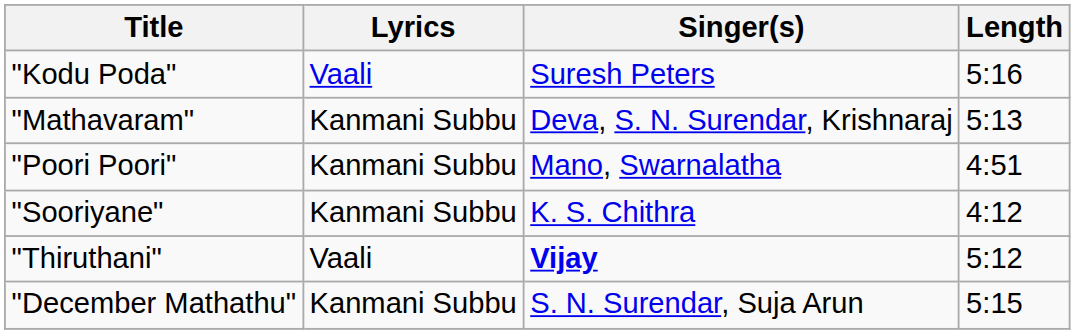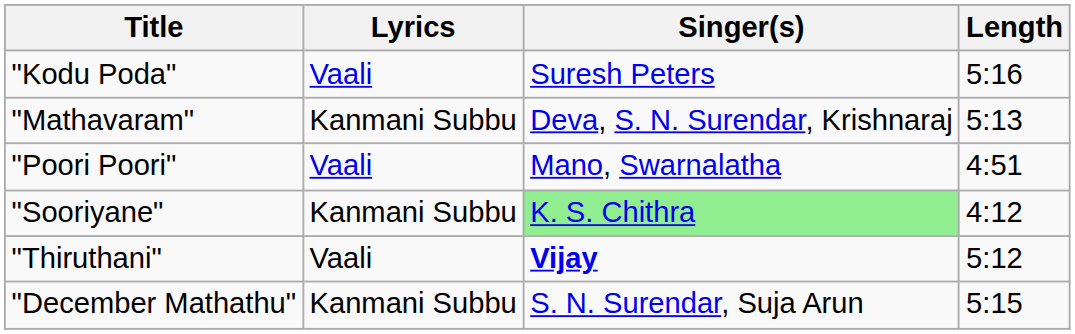(413, 166) Kanmani Subbu -> (341, 166) Vaali
(613, 212) no background -> (613, 212) lightgreen background
